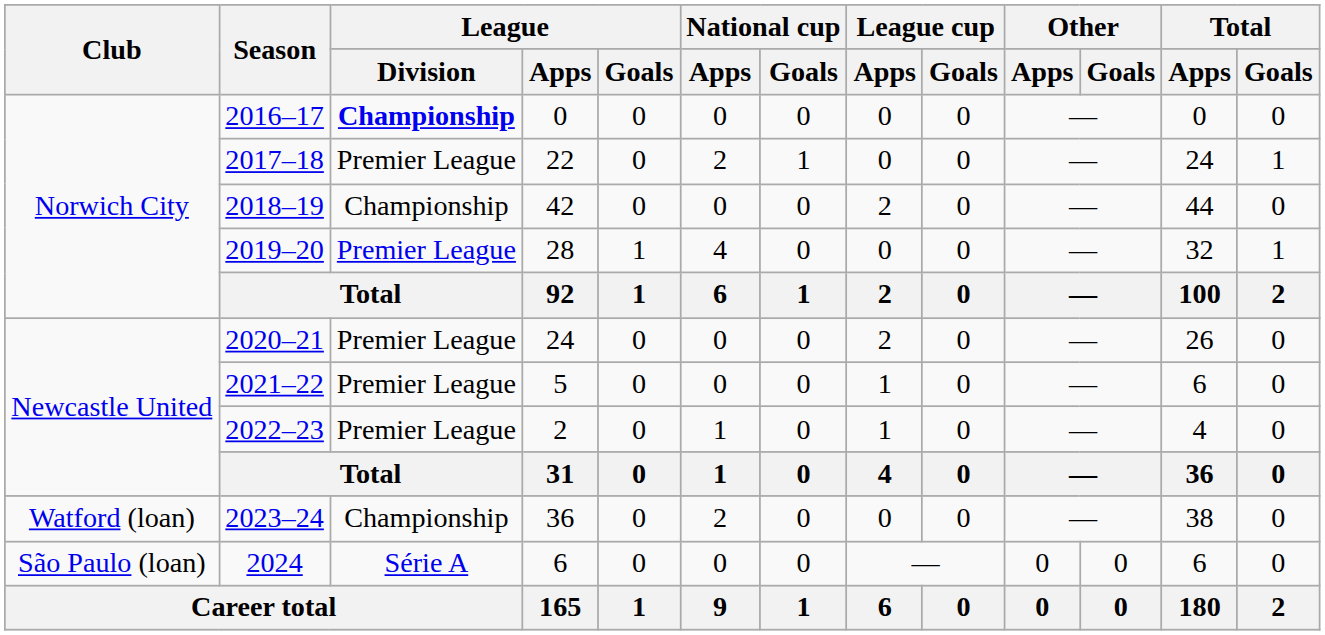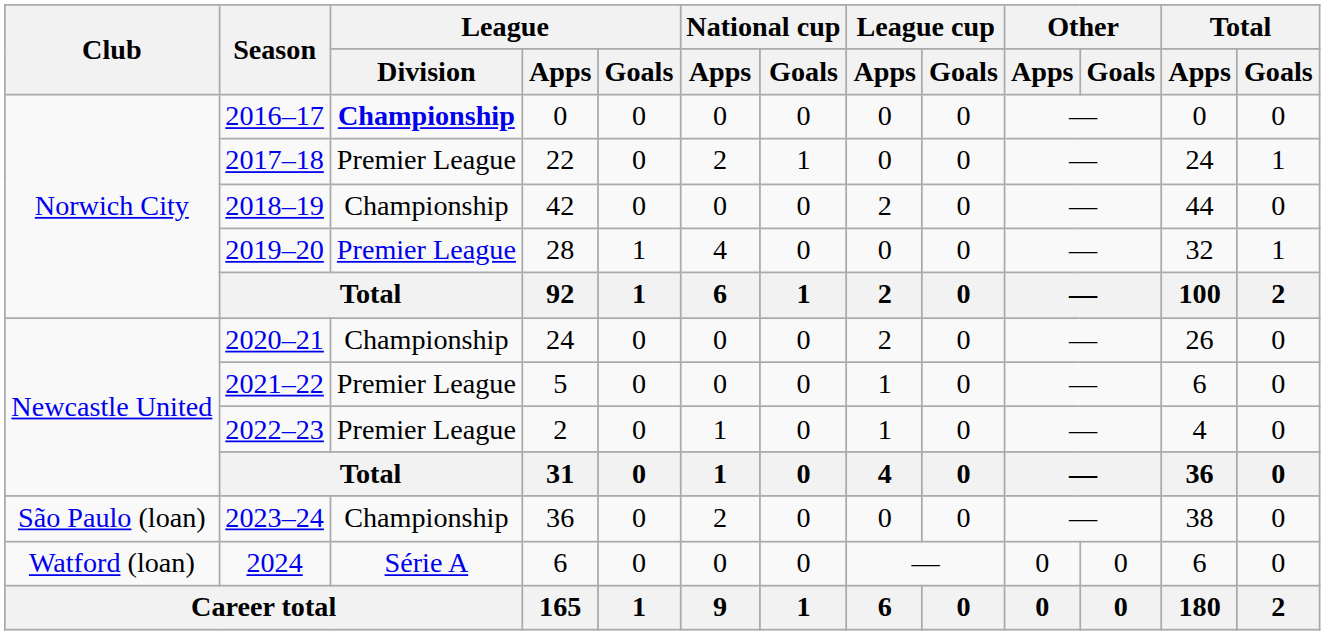(426, 339) Premier League -> (426, 339) Championship
(112, 518) Watford (loan) -> (112, 518) São Paulo (loan)
(112, 562) São Paulo (loan) -> (112, 562) Watford (loan)
